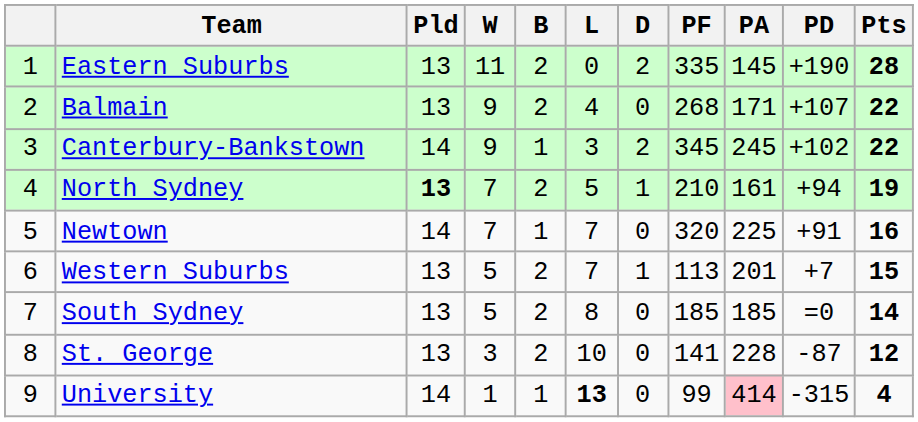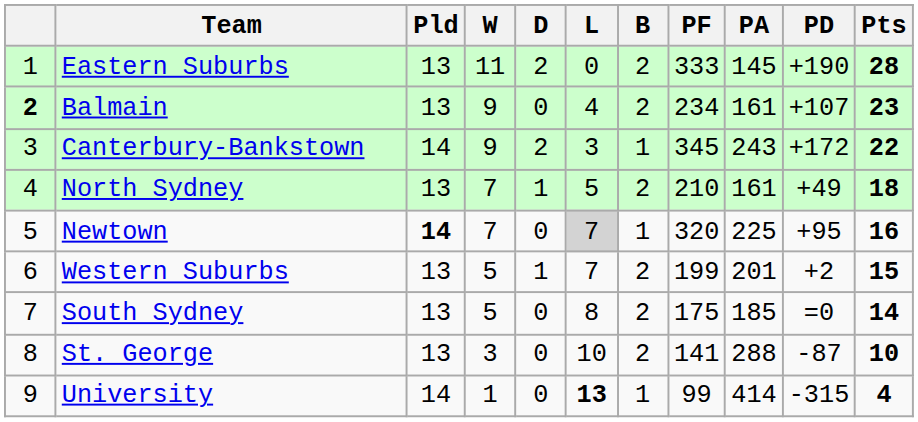columns swapped: (643, 26) <-> (541, 26)
(697, 67) 335 -> (697, 67) 333
(30, 108) normal -> (30, 108) bold
(697, 108) 268 -> (697, 108) 234
(754, 108) 171 -> (754, 108) 161
(884, 108) 22 -> (884, 108) 23
(754, 149) 245 -> (754, 149) 243
(819, 149) +102 -> (819, 149) +172
(436, 190) bold -> (436, 190) normal
(819, 190) +94 -> (819, 190) +49
(884, 190) 19 -> (884, 190) 18
(436, 231) normal -> (436, 231) bold
(592, 231) no background -> (592, 231) lightgrey background
(819, 231) +91 -> (819, 231) +95
(697, 272) 113 -> (697, 272) 199
(819, 272) +7 -> (819, 272) +2
(697, 313) 185 -> (697, 313) 175
(754, 354) 228 -> (754, 354) 288
(884, 354) 12 -> (884, 354) 10
(754, 395) pink background -> (754, 395) no background
